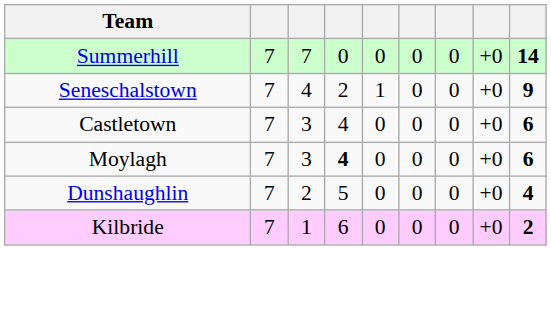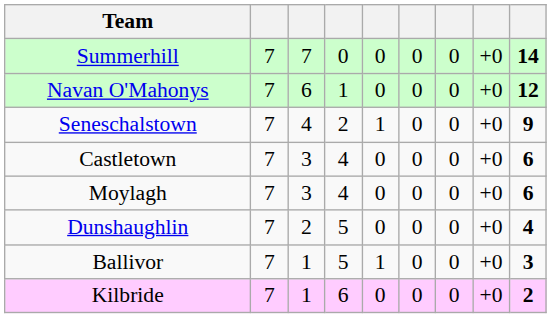+ row: (128, 90)
(343, 158) bold -> (343, 192) normal
+ row: (128, 261)
